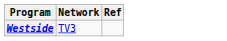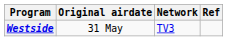+ column: (105, 12)
